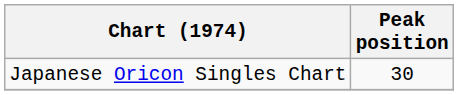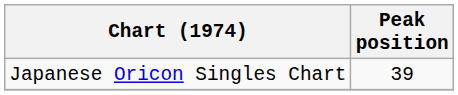(402, 74) 30 -> (402, 74) 39
